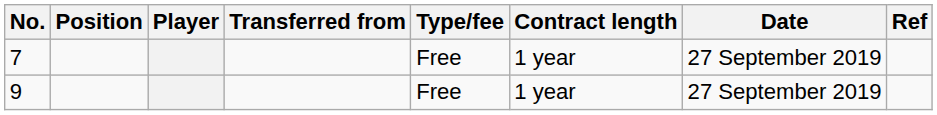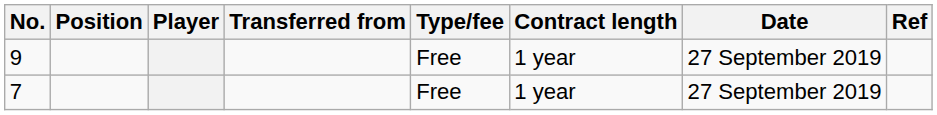rows swapped: (16, 57) <-> (16, 92)
